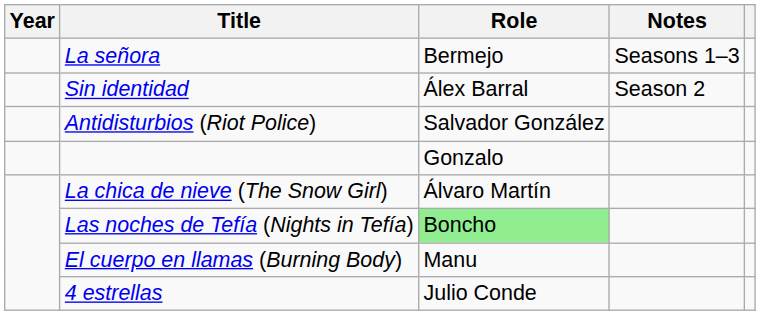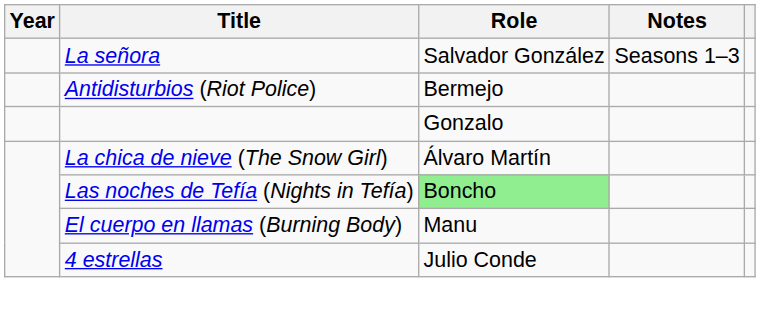(463, 55) Bermejo -> (514, 55) Salvador González
- row: (127, 89)
(514, 123) Salvador González -> (463, 89) Bermejo
